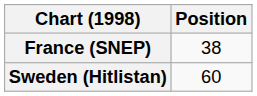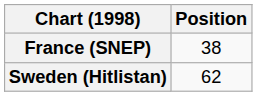(211, 76) 60 -> (211, 76) 62
